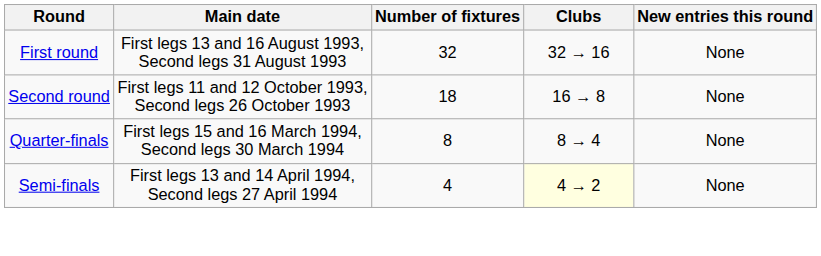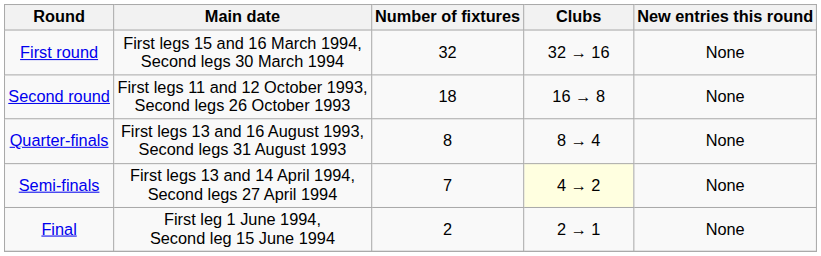(242, 52) First legs 13 and 16 August 1993, Second legs 31 August 1993 -> (242, 52) First legs 15 and 16 March 1994, Second legs 30 March 1994
(242, 140) First legs 15 and 16 March 1994, Second legs 30 March 1994 -> (242, 140) First legs 13 and 16 August 1993, Second legs 31 August 1993
(448, 185) 4 -> (448, 185) 7
+ row: (59, 229)
